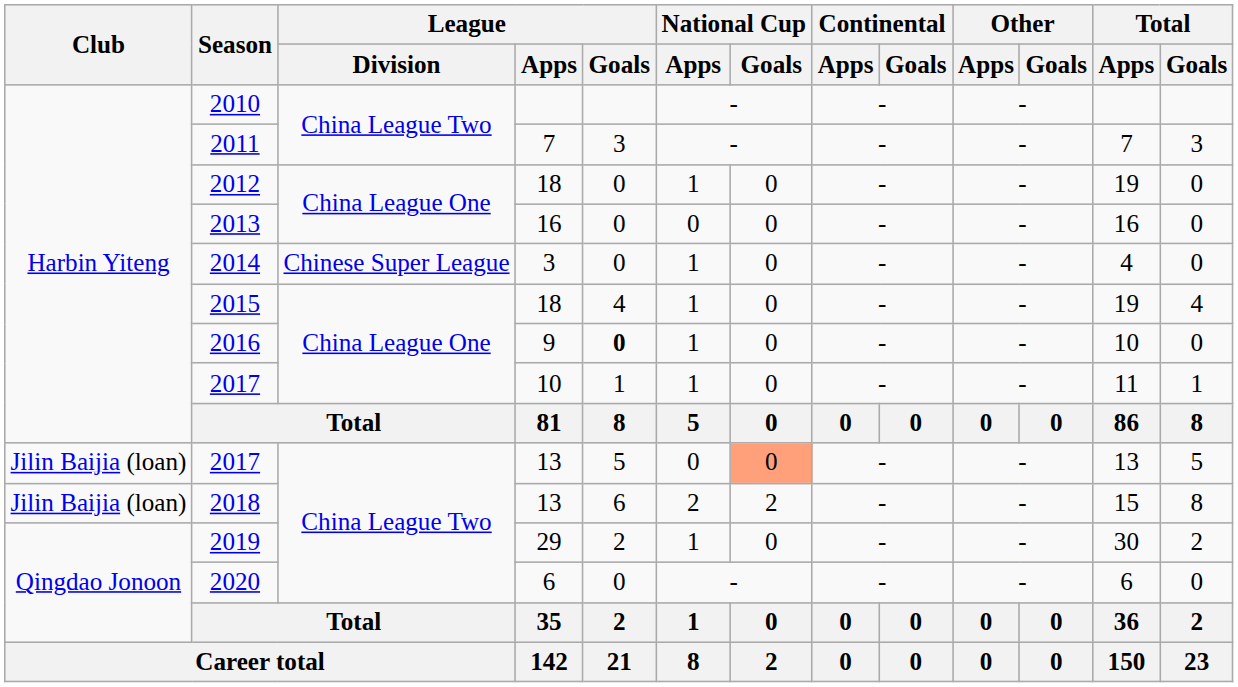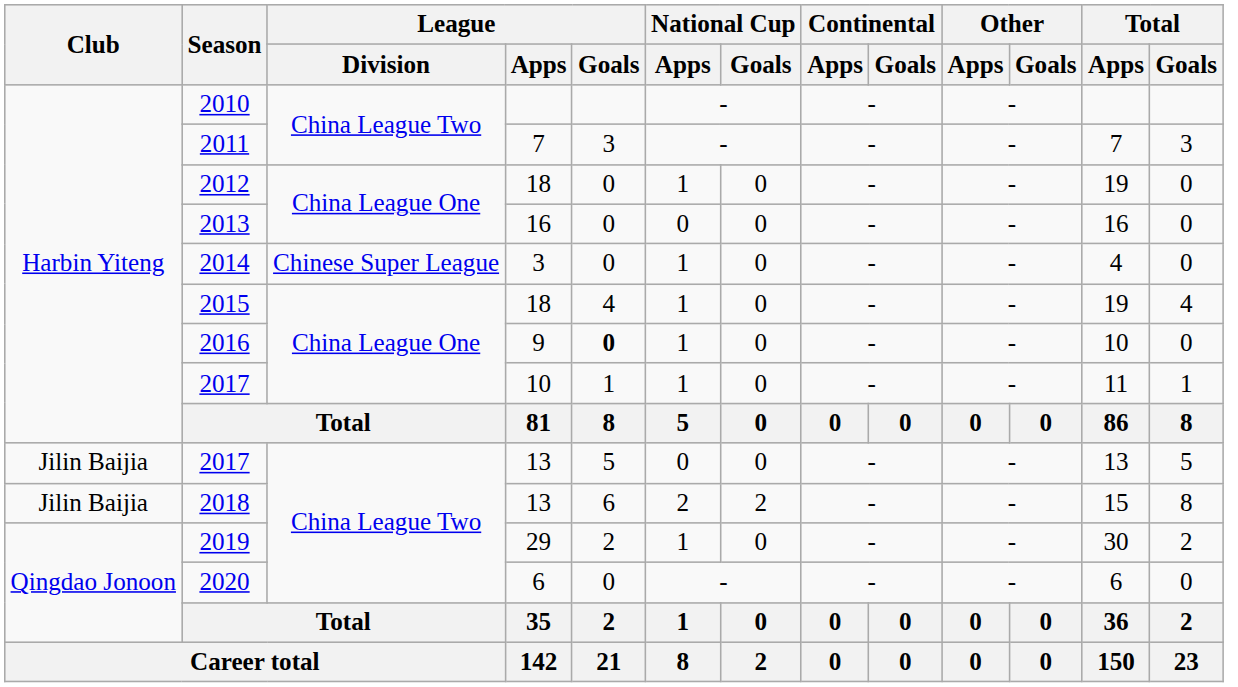(98, 462) Jilin Baijia (loan) -> (93, 462) Jilin Baijia
(771, 462) lightsalmon background -> (761, 462) no background
(98, 502) Jilin Baijia (loan) -> (93, 502) Jilin Baijia
